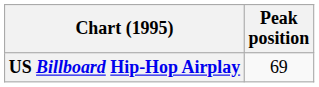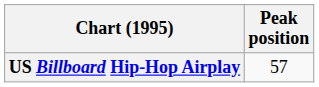(279, 67) 69 -> (279, 67) 57
